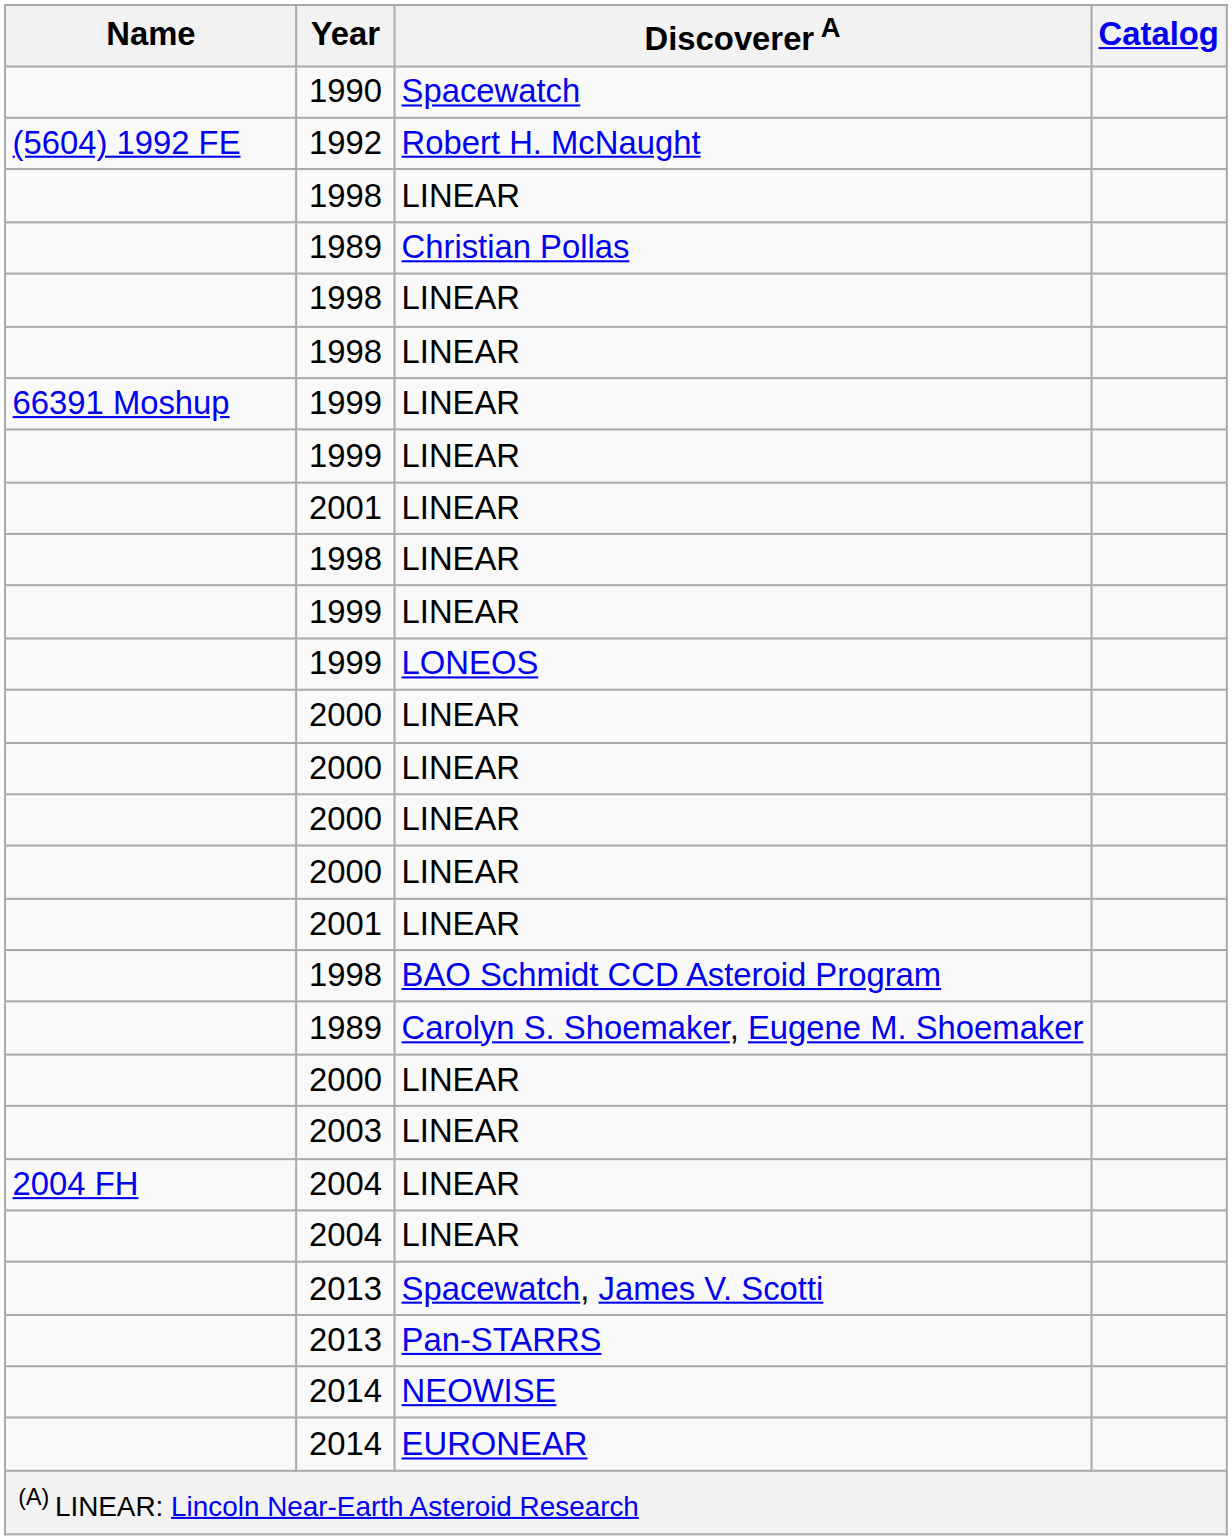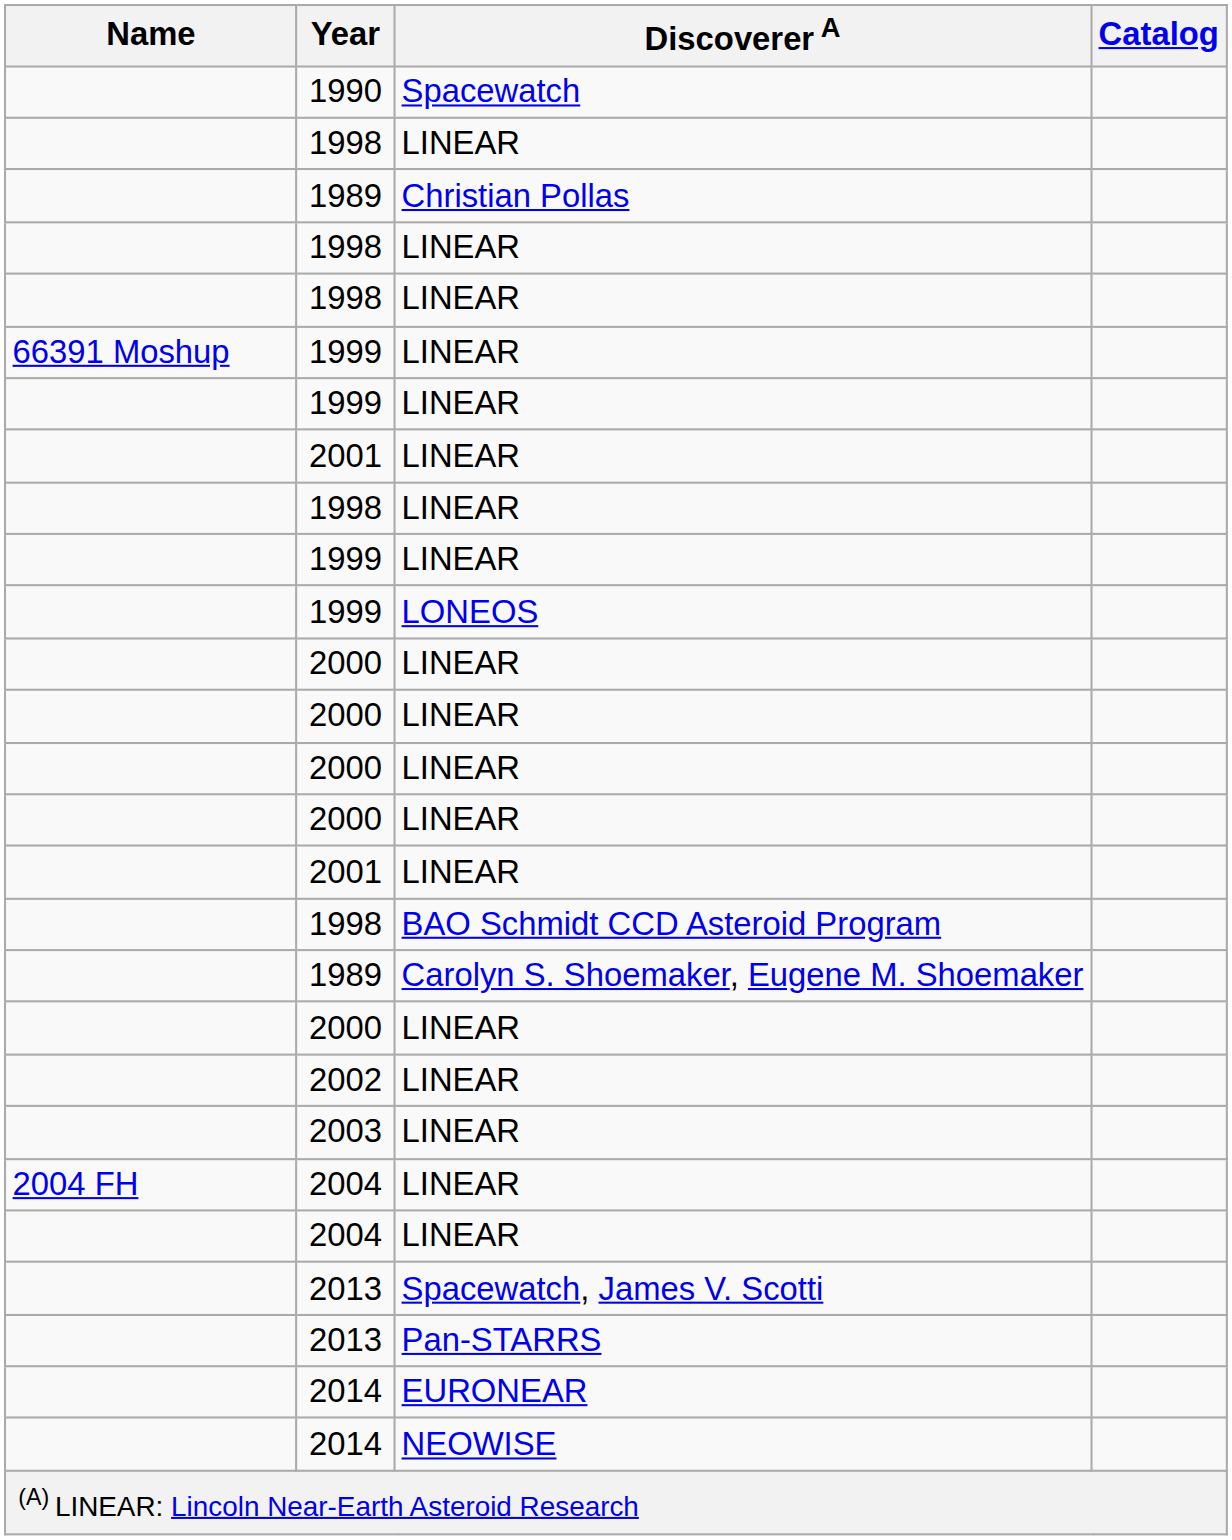- row: (345, 143)
+ row: (345, 1079)
rows swapped: (345, 1391) <-> (345, 1443)
